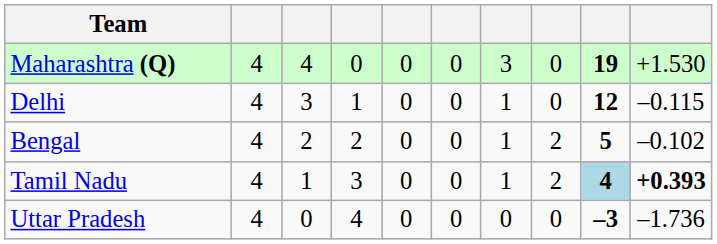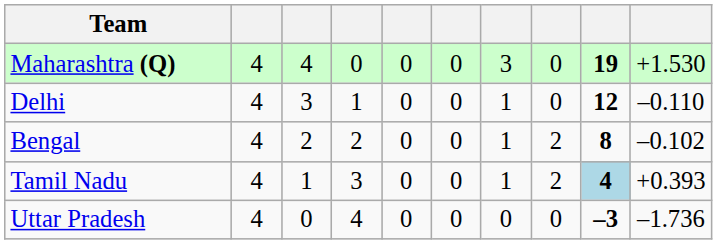(671, 102) –0.115 -> (671, 102) –0.110
(606, 141) 5 -> (606, 141) 8
(671, 180) bold -> (671, 180) normal
